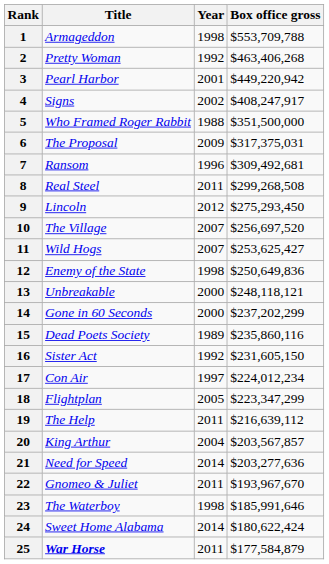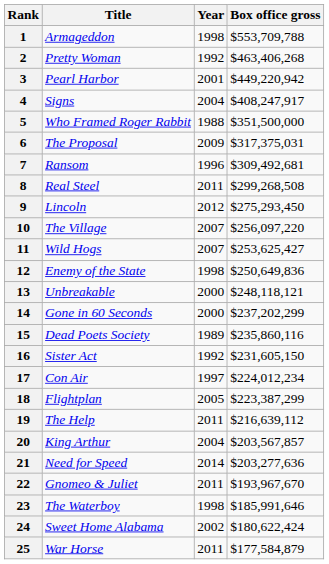(211, 100) 2002 -> (211, 100) 2004
(267, 228) $256,697,520 -> (267, 228) $256,097,220
(267, 398) $223,347,299 -> (267, 398) $223,387,299
(211, 526) 2014 -> (211, 526) 2002
(75, 548) bold -> (74, 548) normal
